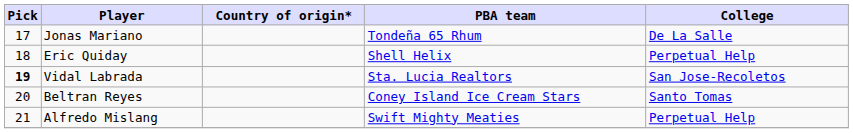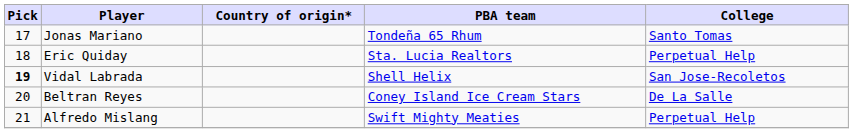(691, 35) De La Salle -> (691, 35) Santo Tomas
(410, 56) Shell Helix -> (440, 56) Sta. Lucia Realtors
(440, 76) Sta. Lucia Realtors -> (410, 76) Shell Helix
(691, 97) Santo Tomas -> (691, 97) De La Salle
